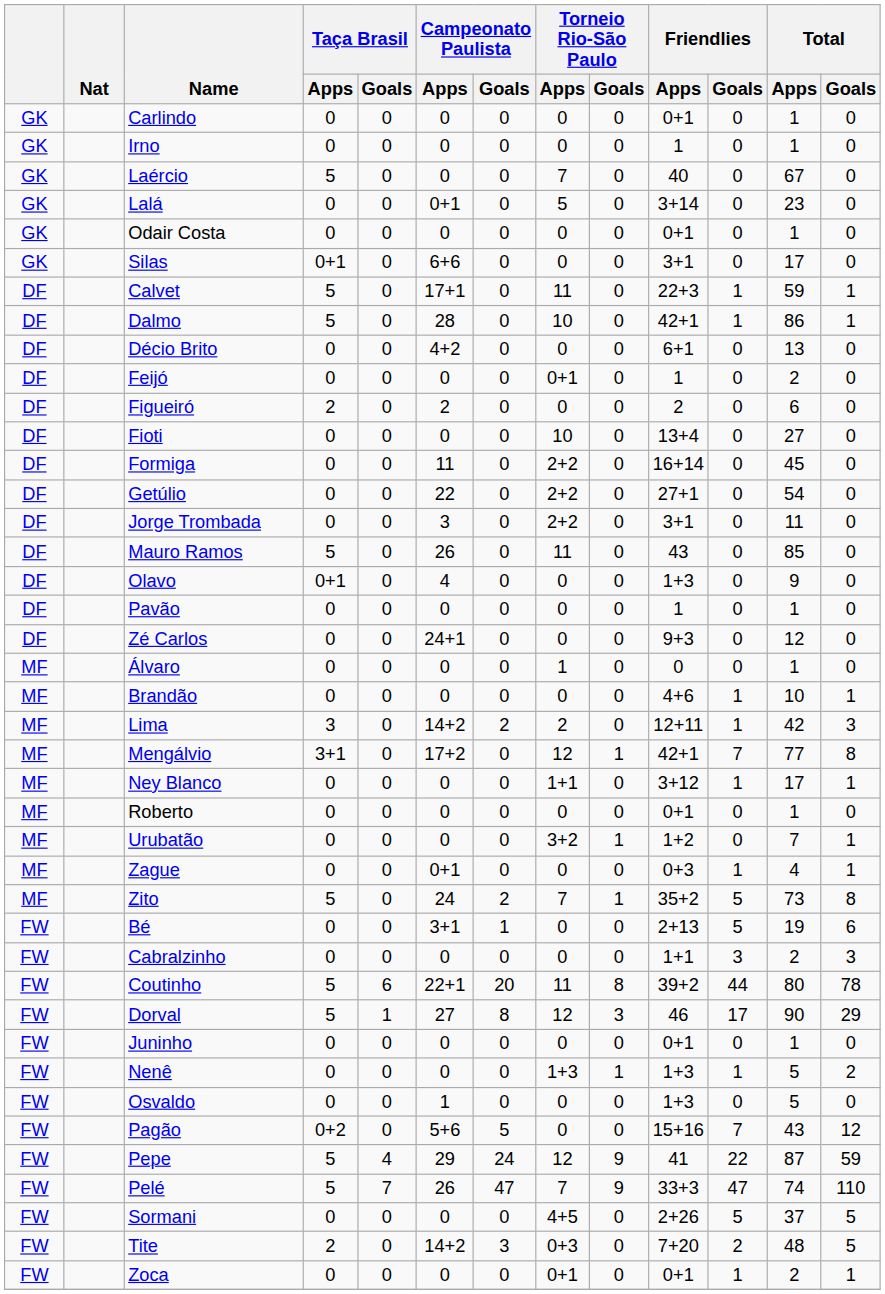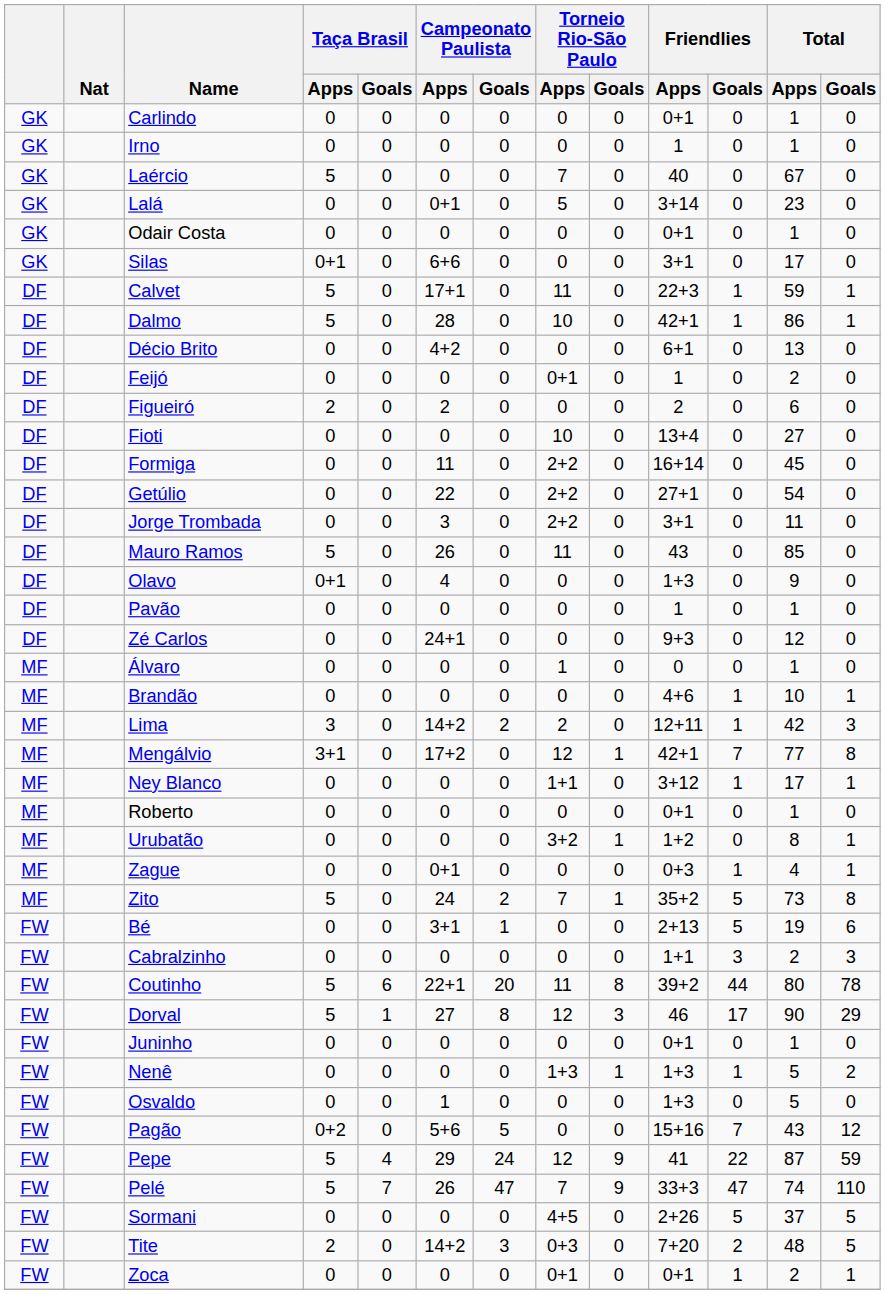(794, 841) 7 -> (794, 841) 8
